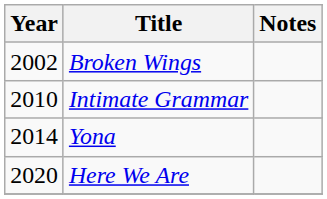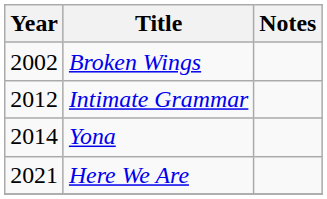(34, 99) 2010 -> (34, 99) 2012
(34, 174) 2020 -> (34, 174) 2021
